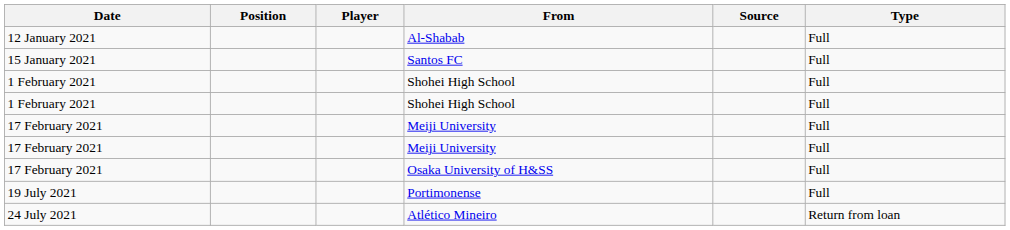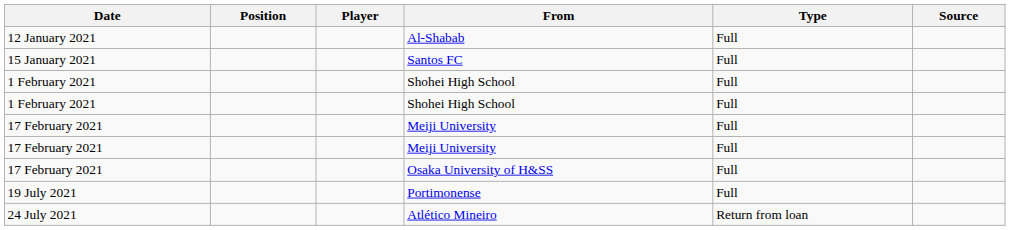columns swapped: (905, 15) <-> (759, 15)
